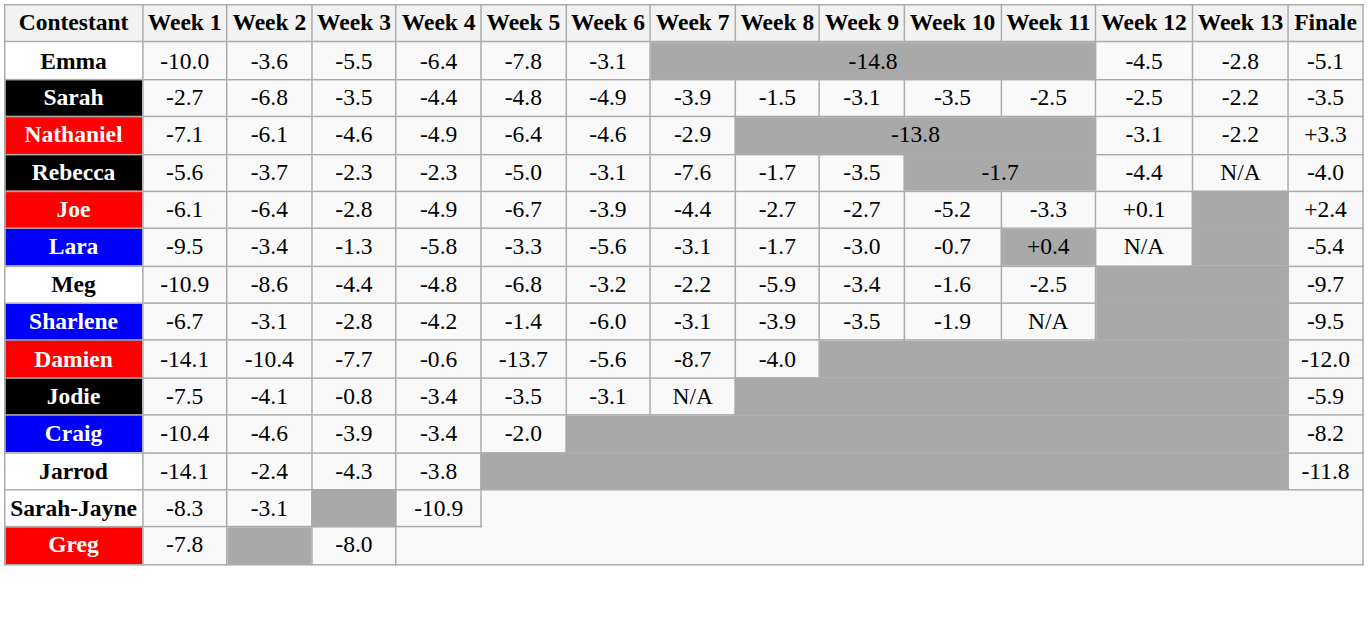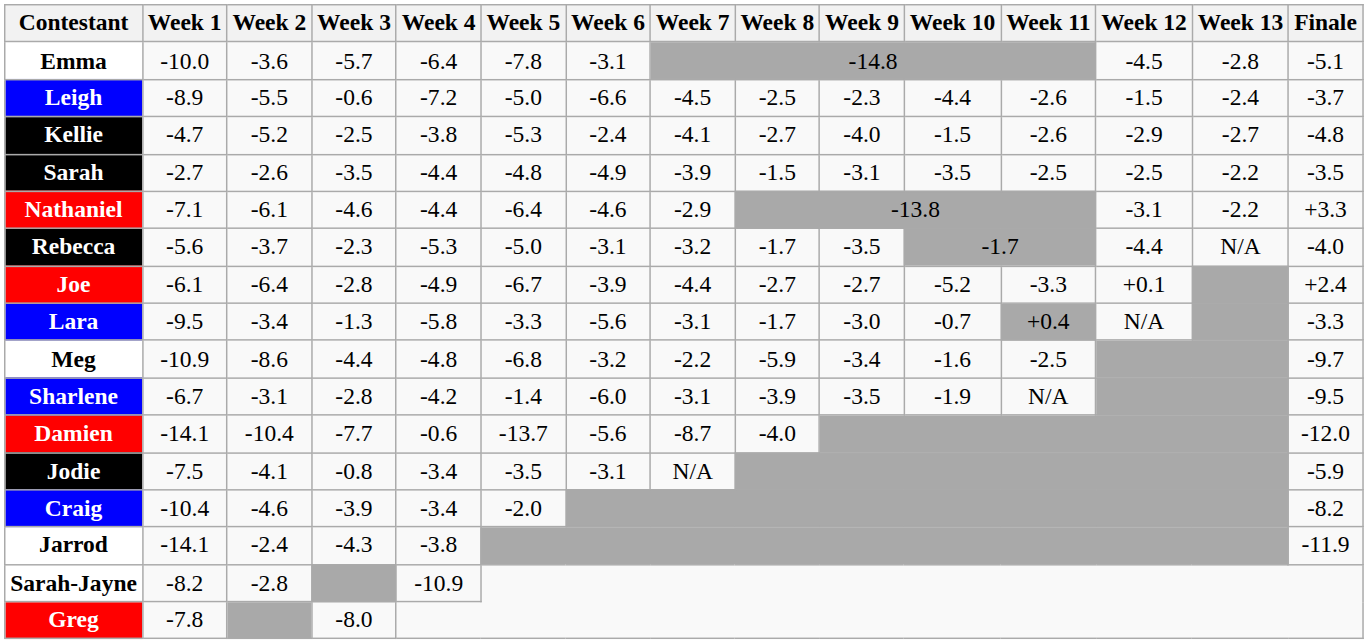(354, 60) -5.5 -> (354, 60) -5.7
+ row: (74, 97)
+ row: (74, 135)
(269, 97) -6.8 -> (269, 172) -2.6
(439, 135) -4.9 -> (439, 209) -4.4
(439, 172) -2.3 -> (439, 246) -5.3
(693, 172) -7.6 -> (693, 246) -3.2
(1325, 246) -5.4 -> (1325, 321) -3.3
(1325, 470) -11.8 -> (1325, 545) -11.9
(185, 508) -8.3 -> (185, 582) -8.2
(269, 508) -3.1 -> (269, 582) -2.8
